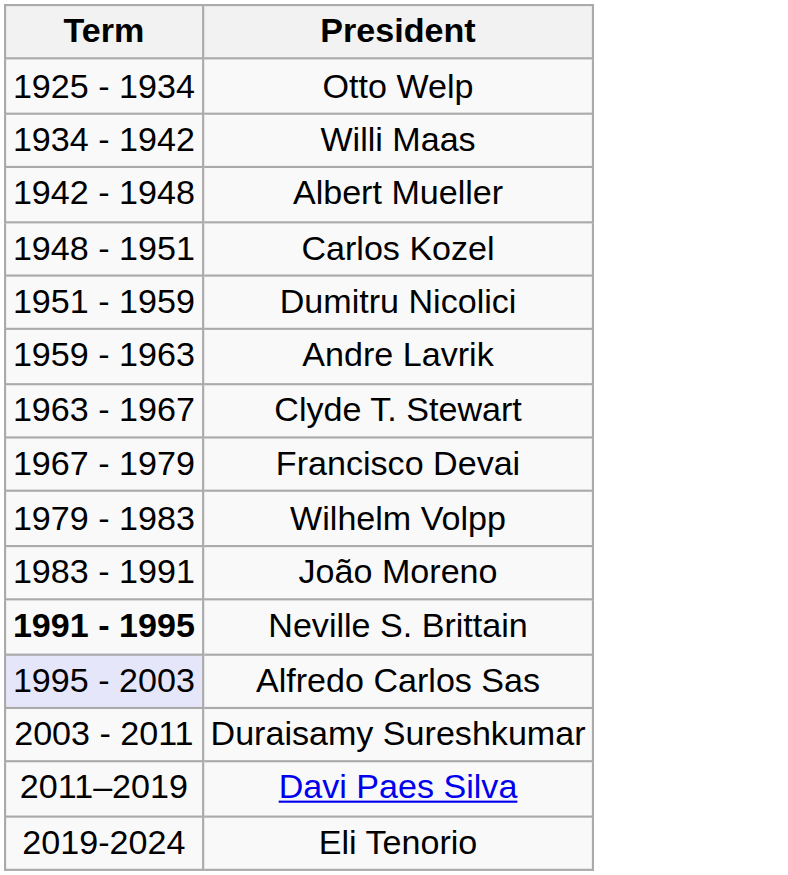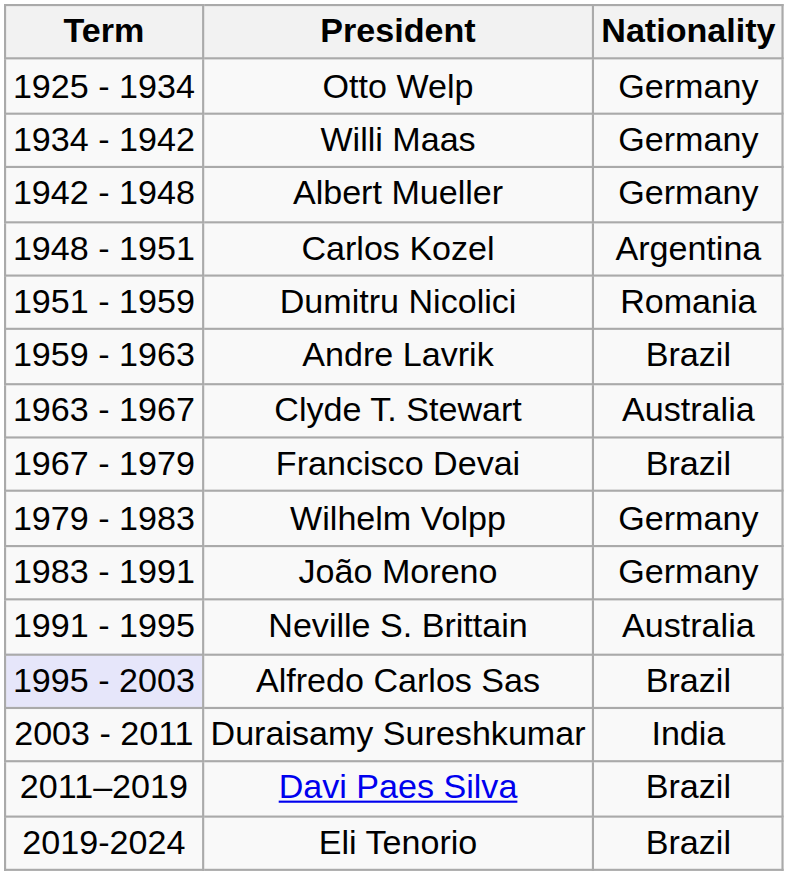+ column: (688, 31)
(104, 626) bold -> (104, 626) normal
